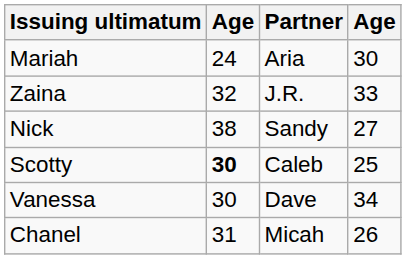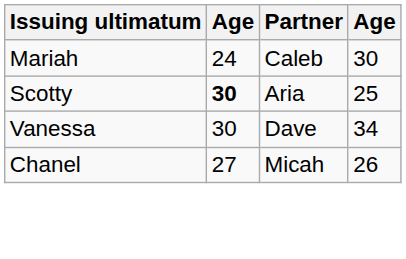(284, 57) Aria -> (294, 57) Caleb
- row: (38, 93)
- row: (32, 128)
(294, 164) Caleb -> (284, 93) Aria
(224, 235) 31 -> (224, 164) 27
